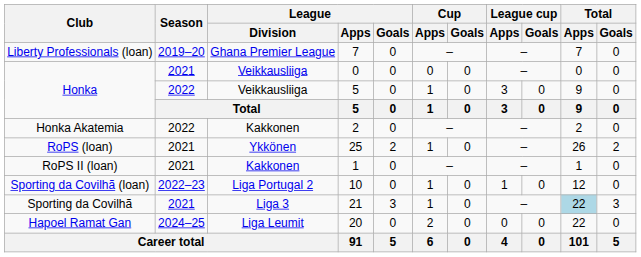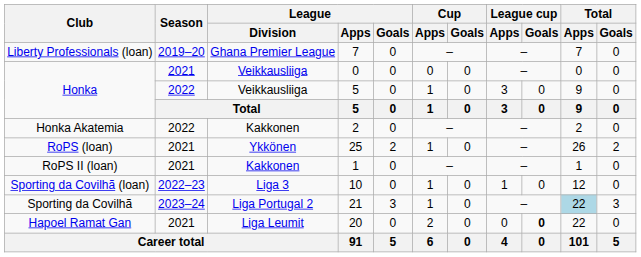(273, 185) Liga Portugal 2 -> (273, 185) Liga 3
(181, 204) 2021 -> (181, 204) 2023–24
(273, 204) Liga 3 -> (273, 204) Liga Portugal 2
(181, 223) 2024–25 -> (181, 223) 2021
(542, 223) normal -> (542, 223) bold
